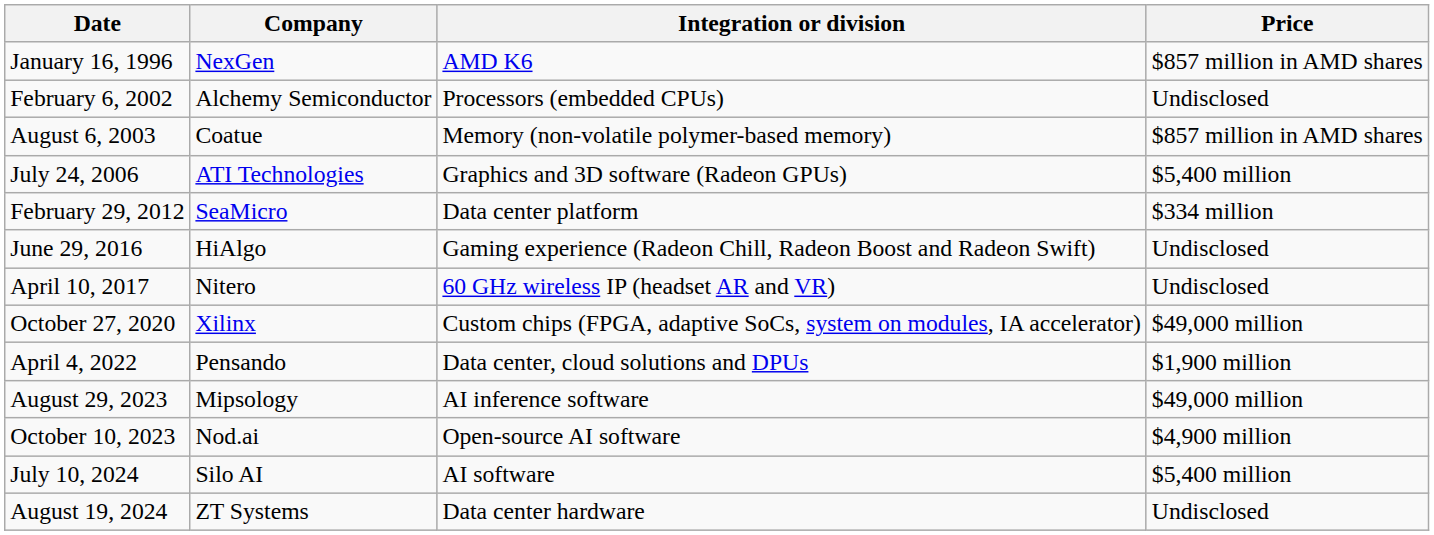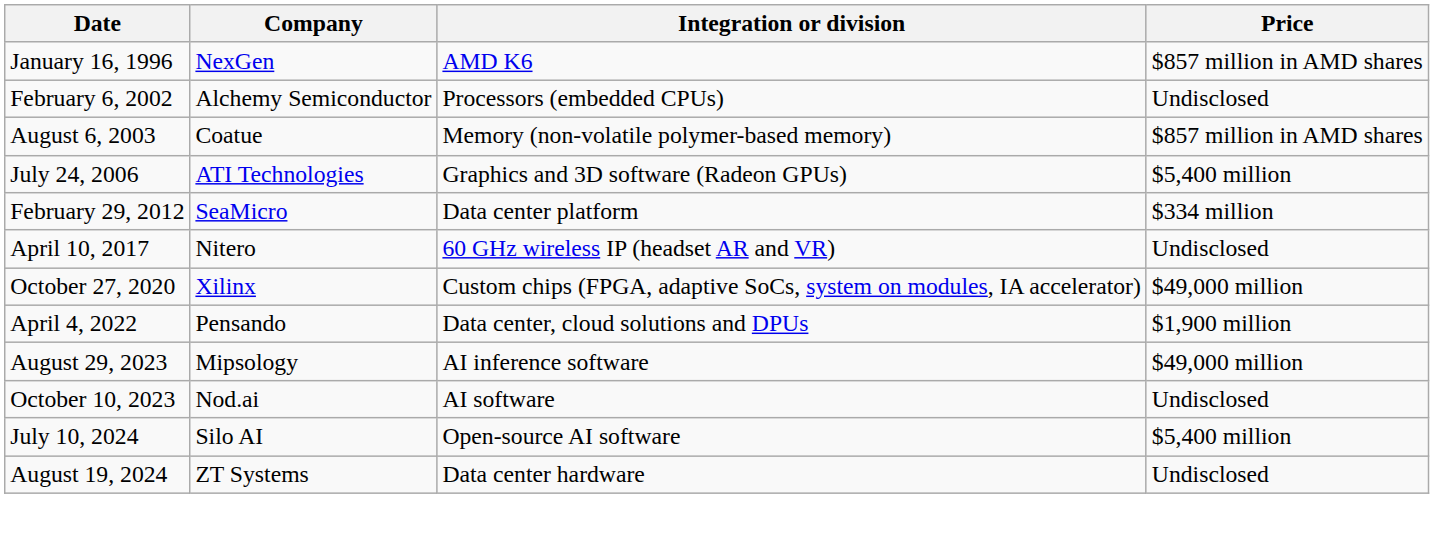- row: (76, 248)
(561, 436) Open-source AI software -> (499, 398) AI software
(1222, 436) $4,900 million -> (1210, 398) Undisclosed
(499, 473) AI software -> (561, 436) Open-source AI software
